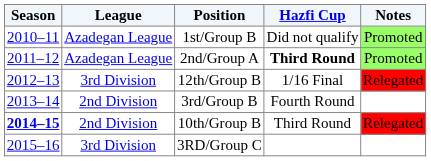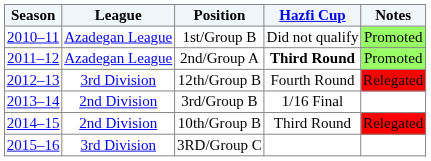(312, 80) 1/16 Final -> (312, 80) Fourth Round
(312, 101) Fourth Round -> (312, 101) 1/16 Final
(33, 123) bold -> (33, 123) normal
